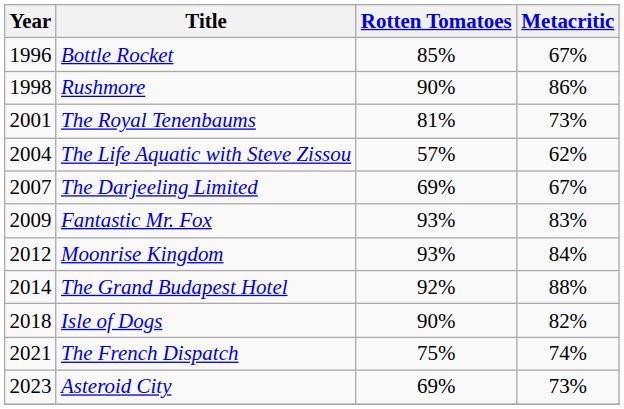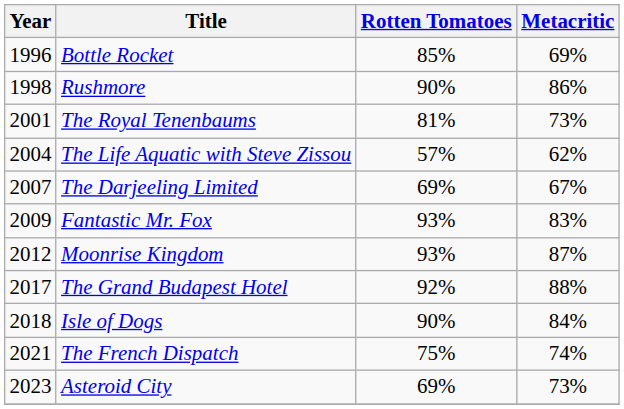(568, 54) 67% -> (568, 54) 69%
(568, 253) 84% -> (568, 253) 87%
(30, 287) 2014 -> (30, 287) 2017
(568, 320) 82% -> (568, 320) 84%
